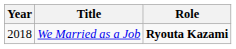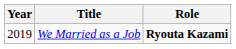(20, 33) 2018 -> (20, 33) 2019
